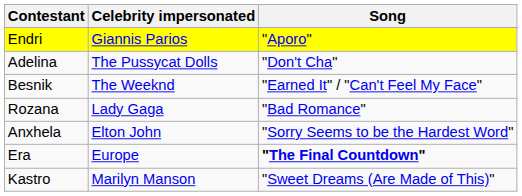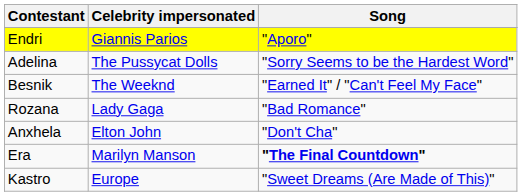(300, 62) "Don't Cha" -> (388, 62) "Sorry Seems to be the Hardest Word"
(388, 132) "Sorry Seems to be the Hardest Word" -> (300, 132) "Don't Cha"
(115, 156) Europe -> (143, 156) Marilyn Manson
(143, 179) Marilyn Manson -> (115, 179) Europe
